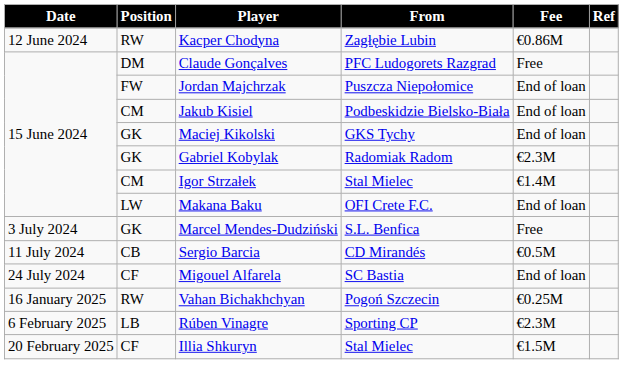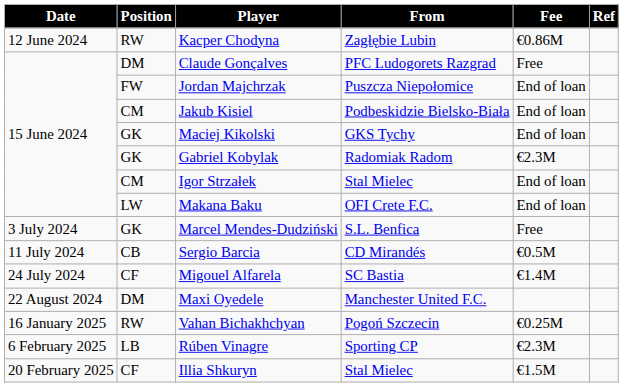(536, 181) €1.4M -> (551, 181) End of loan
(551, 275) End of loan -> (536, 275) €1.4M
+ row: (221, 299)
